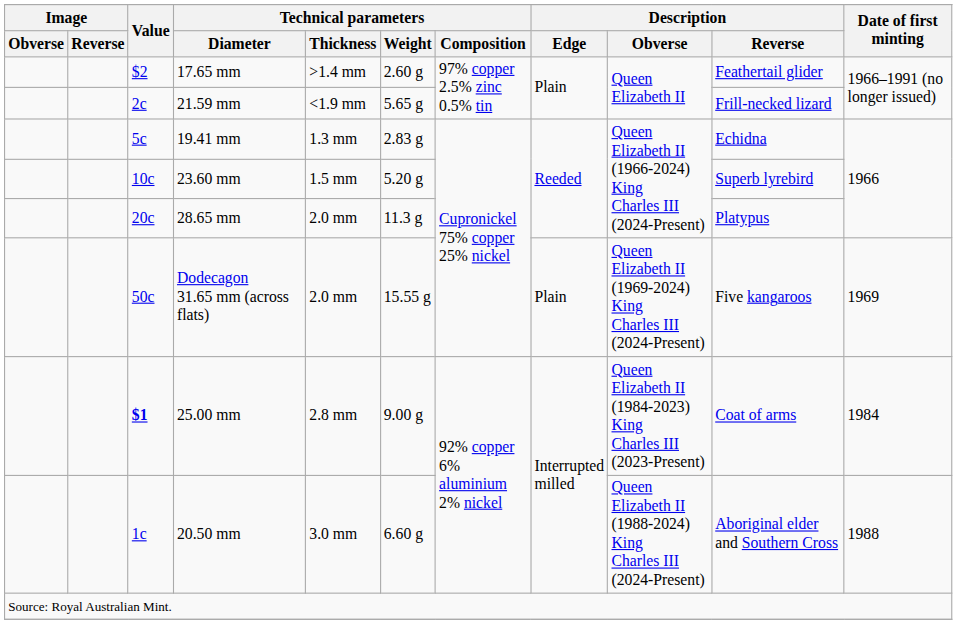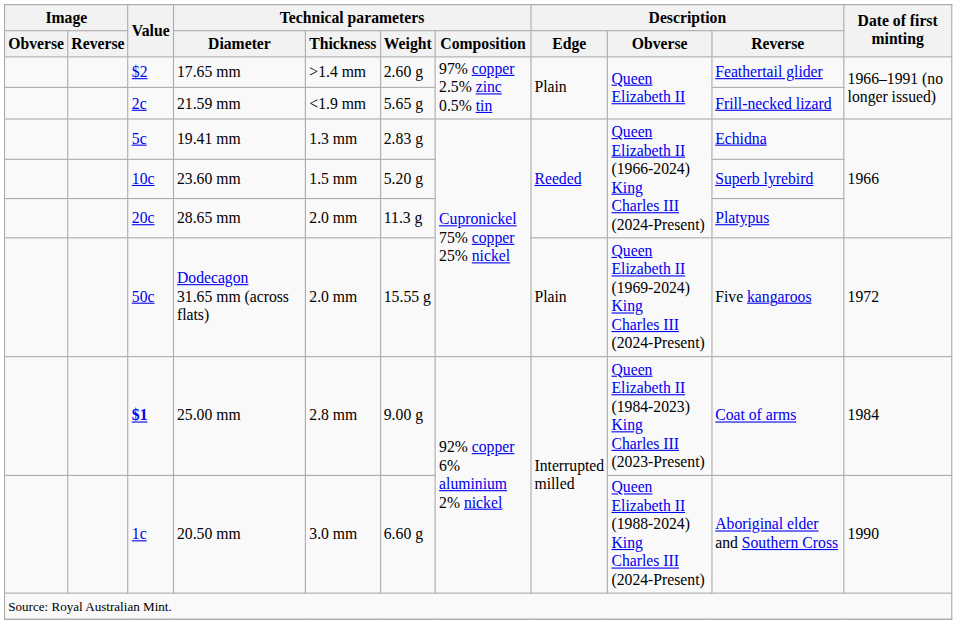(863, 297) 1969 -> (863, 297) 1972
(863, 534) 1988 -> (863, 534) 1990
